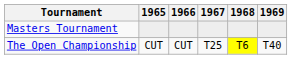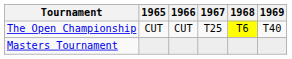rows swapped: (62, 30) <-> (72, 46)
